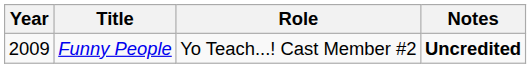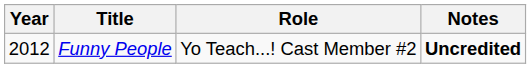(29, 48) 2009 -> (29, 48) 2012
